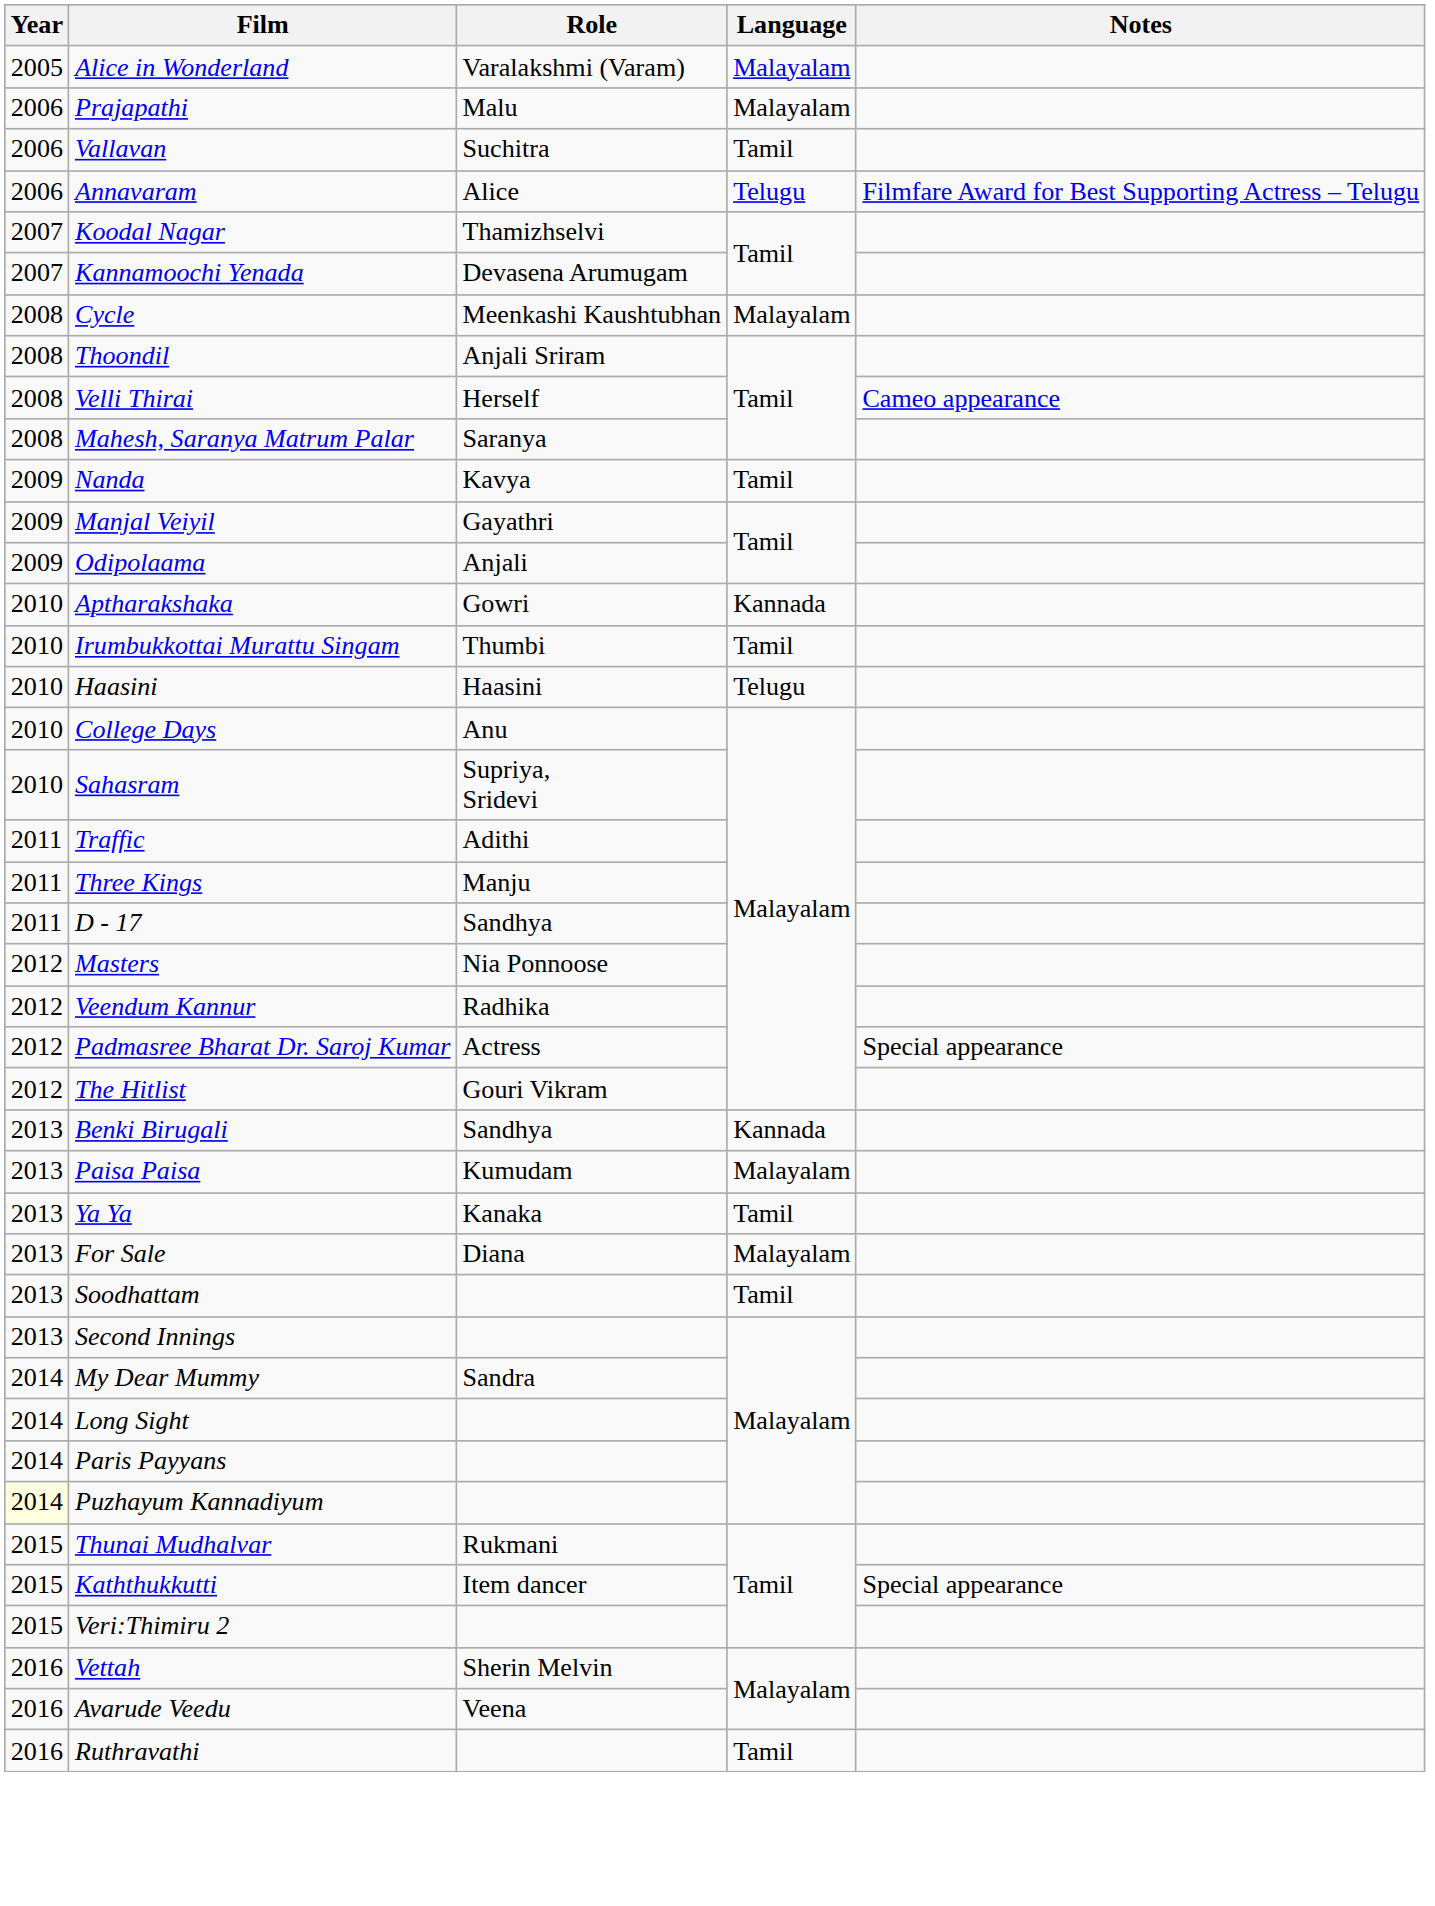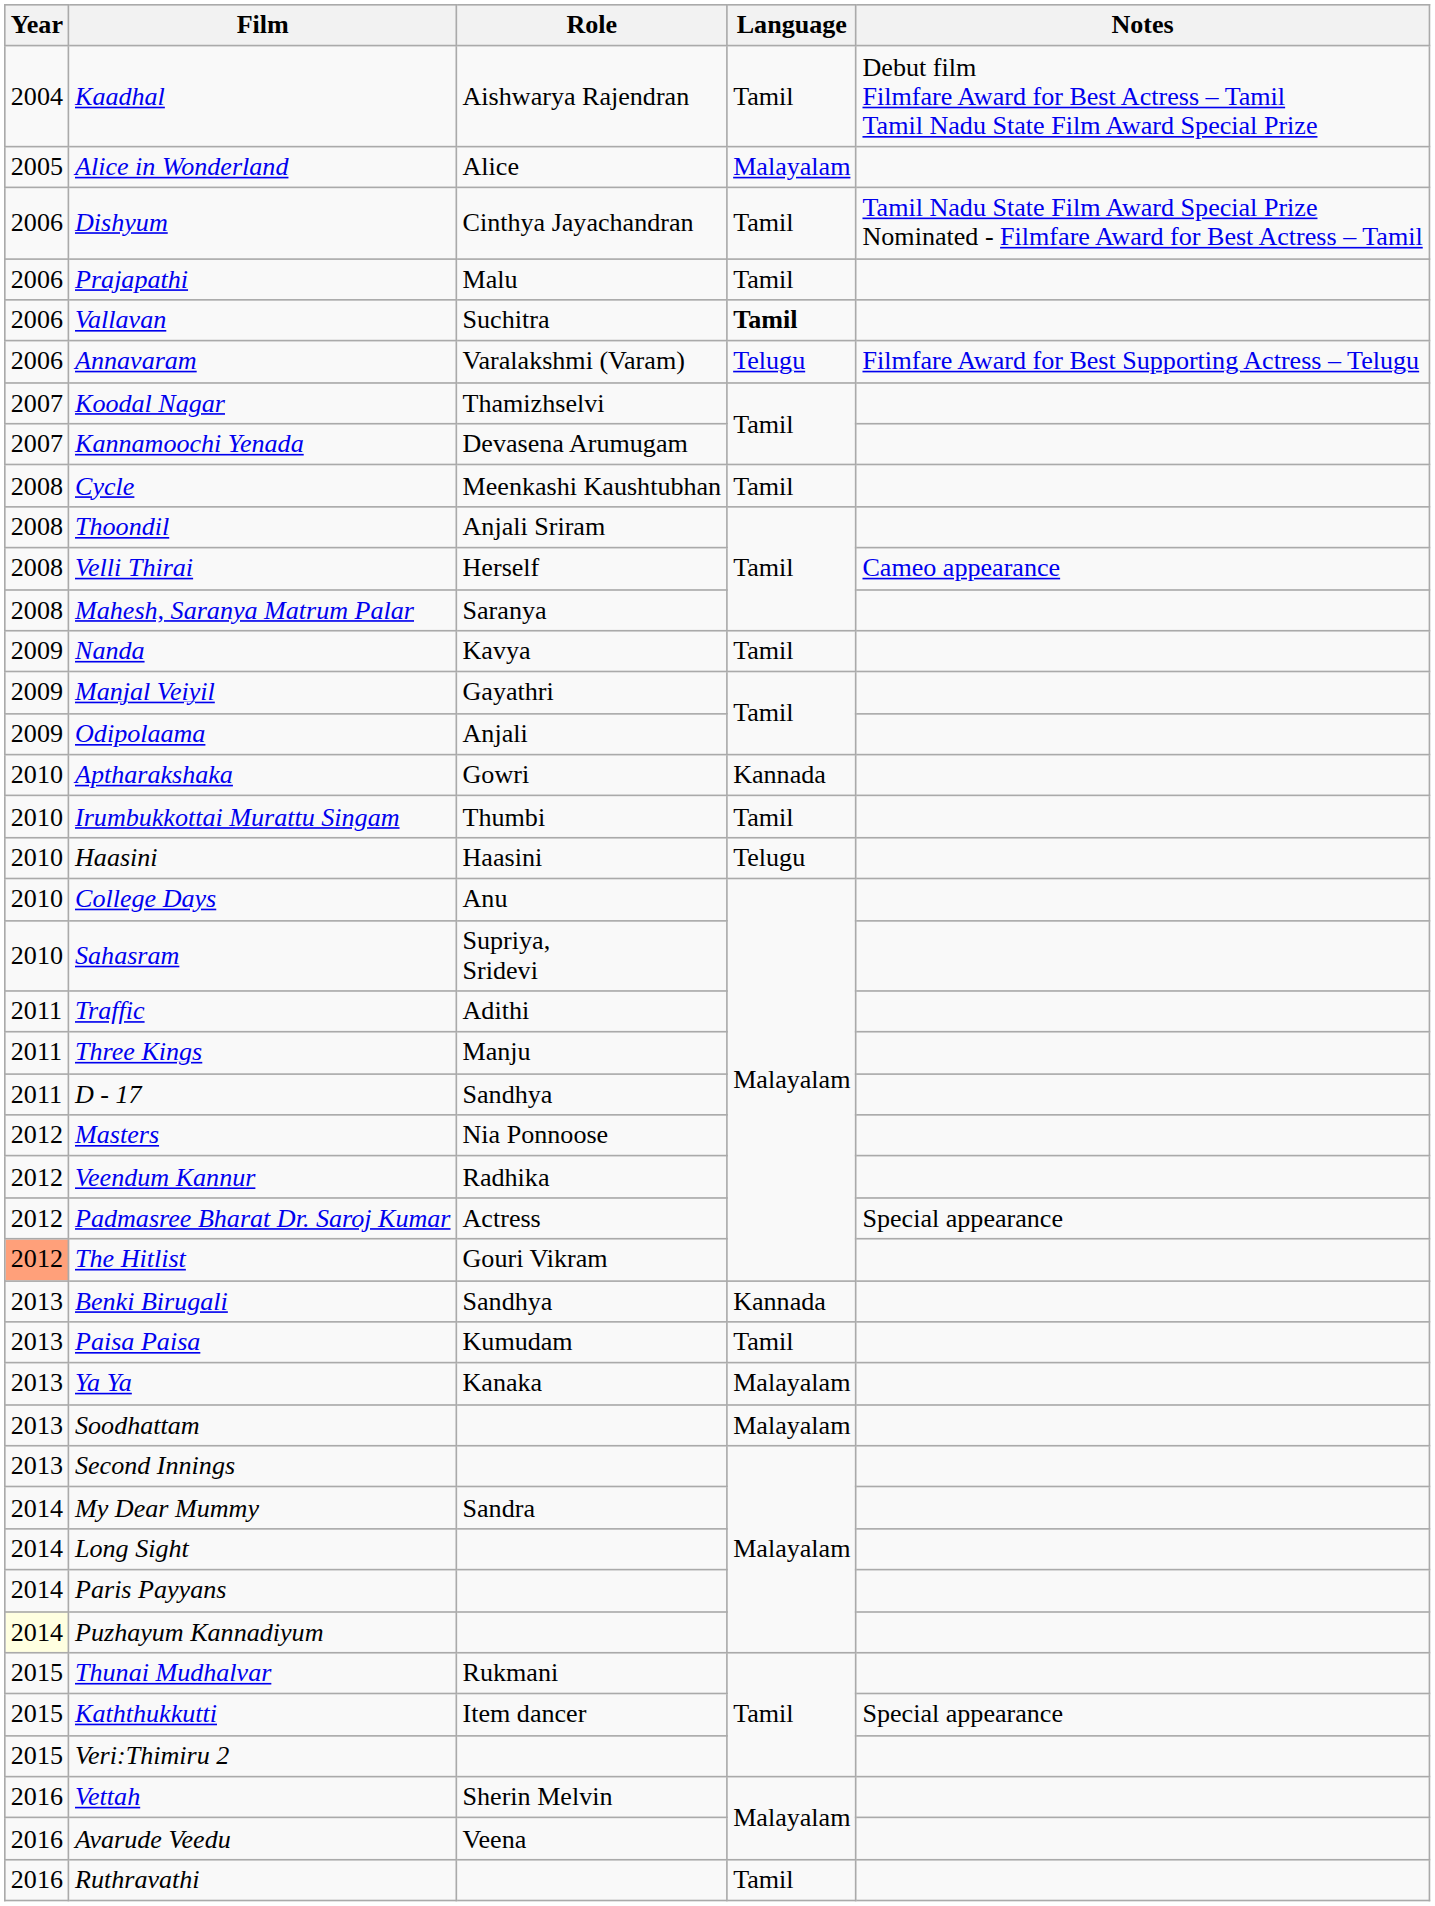+ row: (120, 95)
(574, 66) Varalakshmi (Varam) -> (491, 166) Alice
+ row: (121, 222)
(792, 107) Malayalam -> (763, 278) Tamil
(763, 149) normal -> (765, 320) bold
(491, 190) Alice -> (574, 361) Varalakshmi (Varam)
(792, 314) Malayalam -> (763, 485) Tamil
(37, 1088) no background -> (37, 1259) lightsalmon background
(792, 1171) Malayalam -> (763, 1342) Tamil
(763, 1212) Tamil -> (792, 1383) Malayalam
- row: (120, 1253)
(763, 1295) Tamil -> (792, 1424) Malayalam
